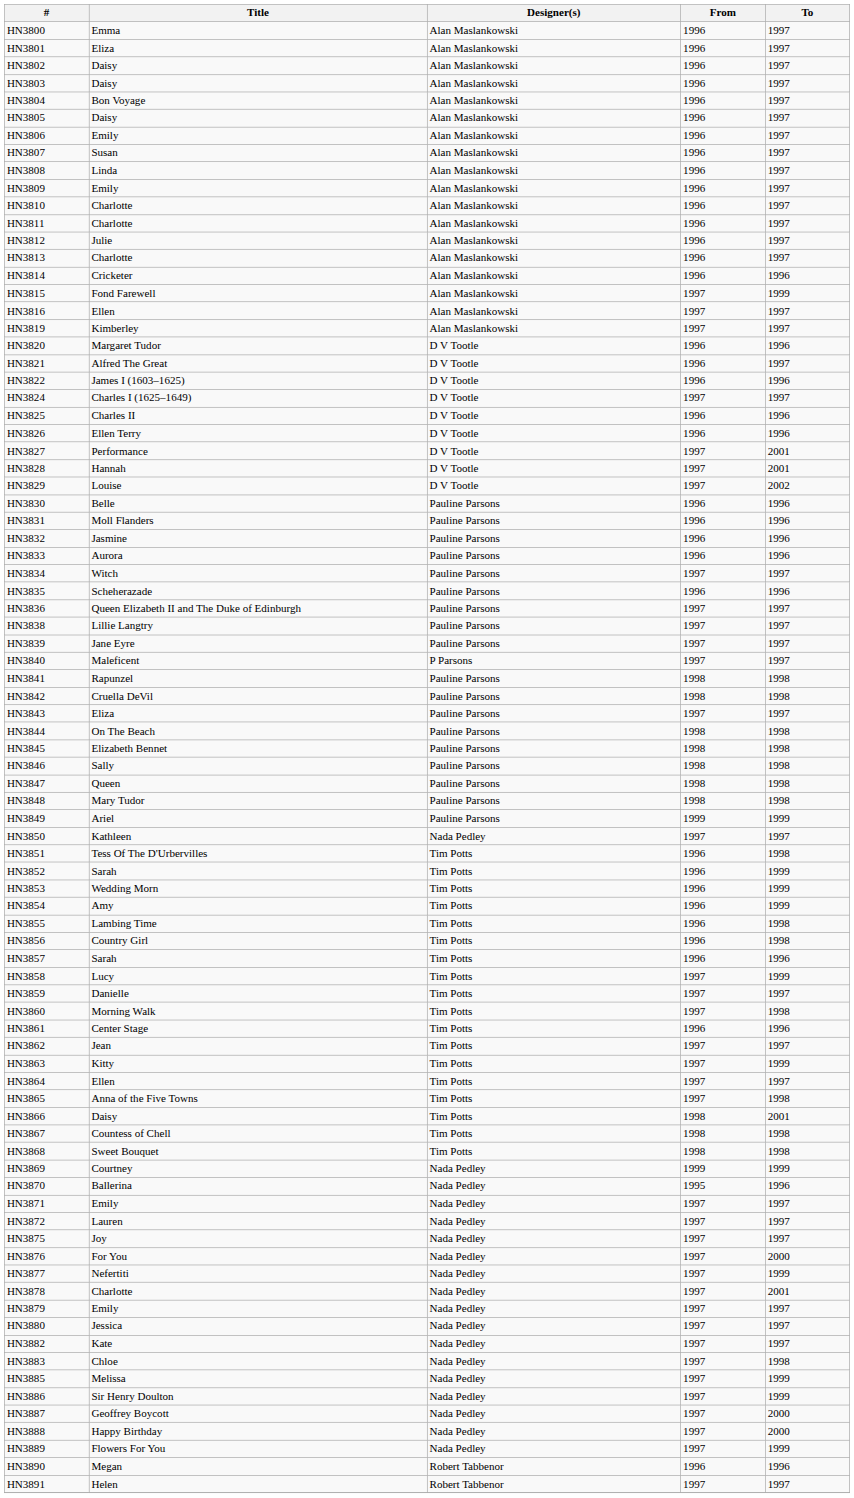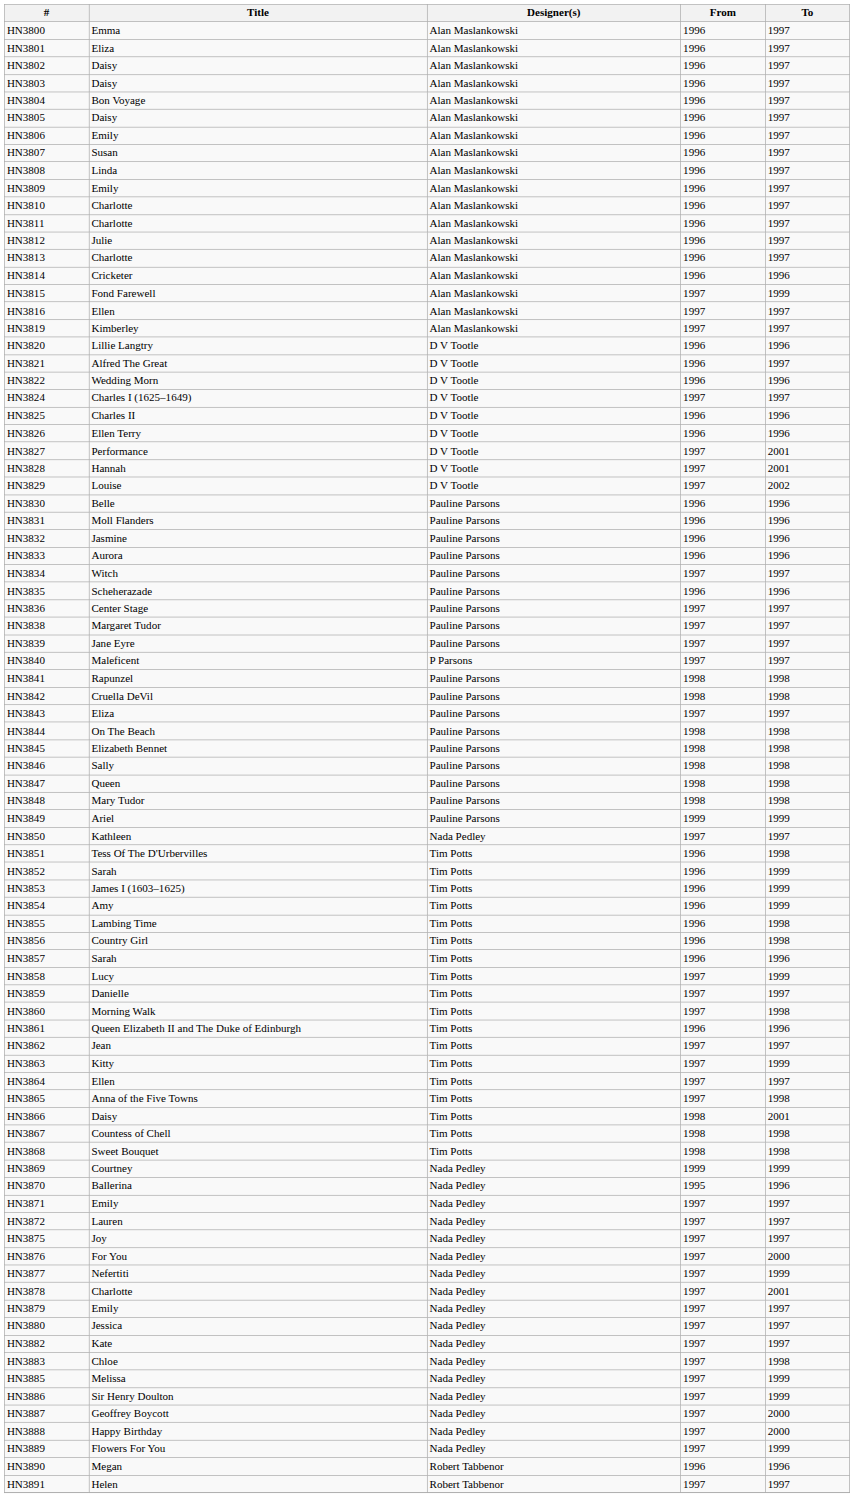(126, 345) Margaret Tudor -> (122, 345) Lillie Langtry
(138, 380) James I (1603–1625) -> (125, 380) Wedding Morn
(196, 608) Queen Elizabeth II and The Duke of Edinburgh -> (120, 608) Center Stage
(122, 626) Lillie Langtry -> (126, 626) Margaret Tudor
(125, 888) Wedding Morn -> (138, 888) James I (1603–1625)
(120, 1028) Center Stage -> (196, 1028) Queen Elizabeth II and The Duke of Edinburgh
